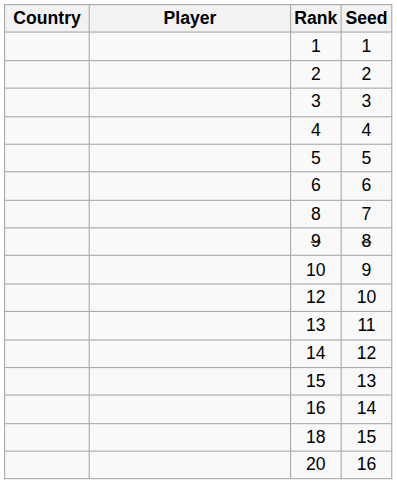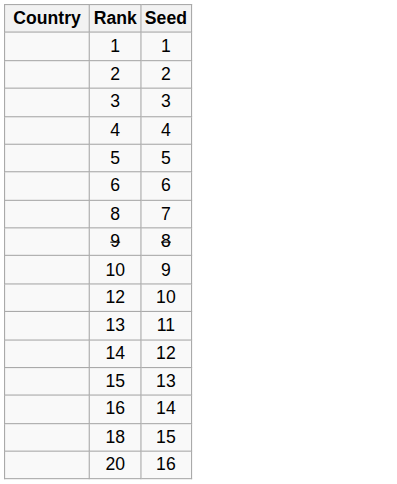- column: (190, 18)
